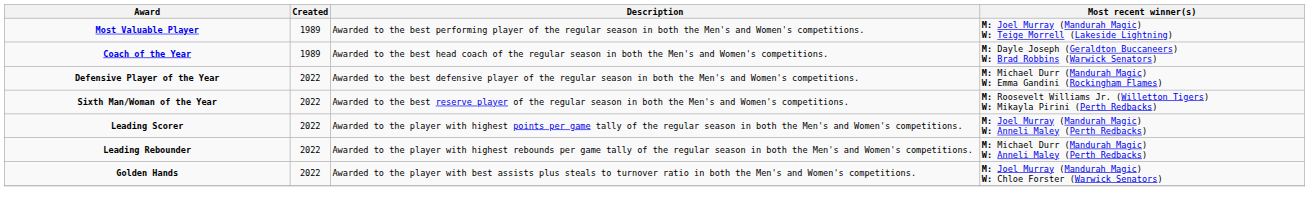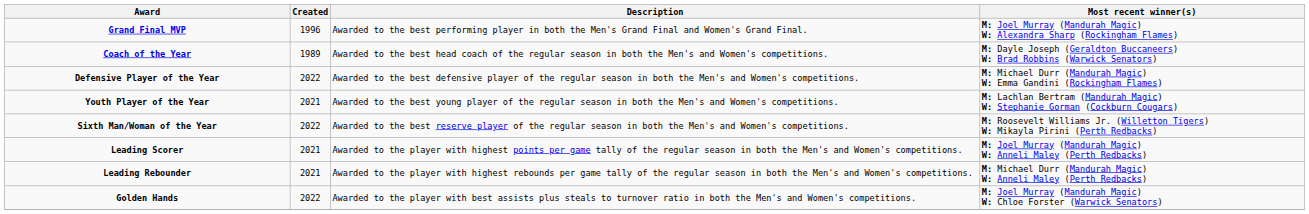- row: (147, 30)
+ row: (147, 30)
+ row: (147, 102)
(310, 126) 2022 -> (310, 150) 2021
(310, 150) 2022 -> (310, 174) 2021
